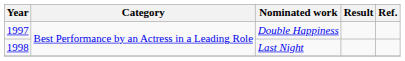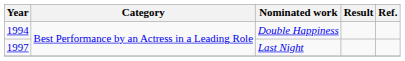(18, 30) 1997 -> (18, 30) 1994
(18, 47) 1998 -> (18, 47) 1997
